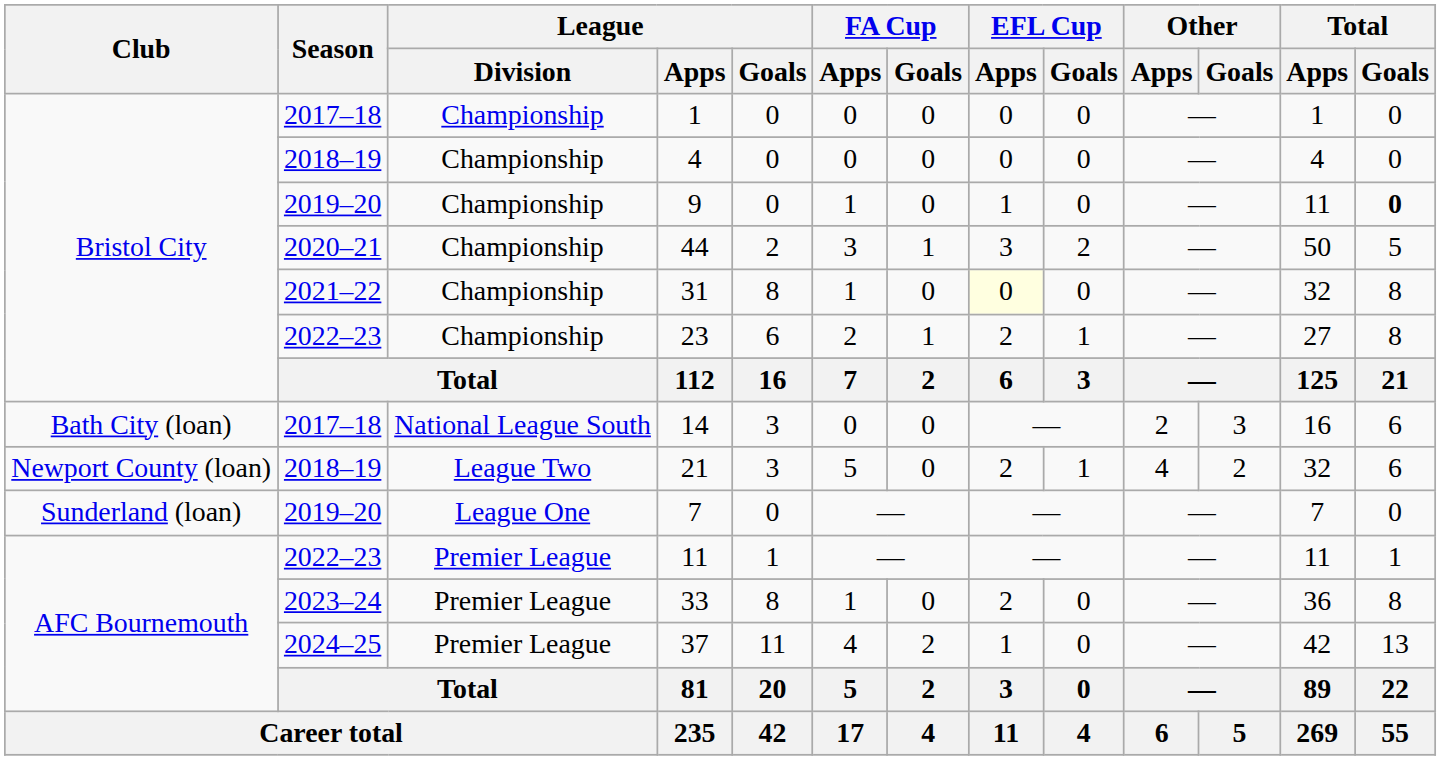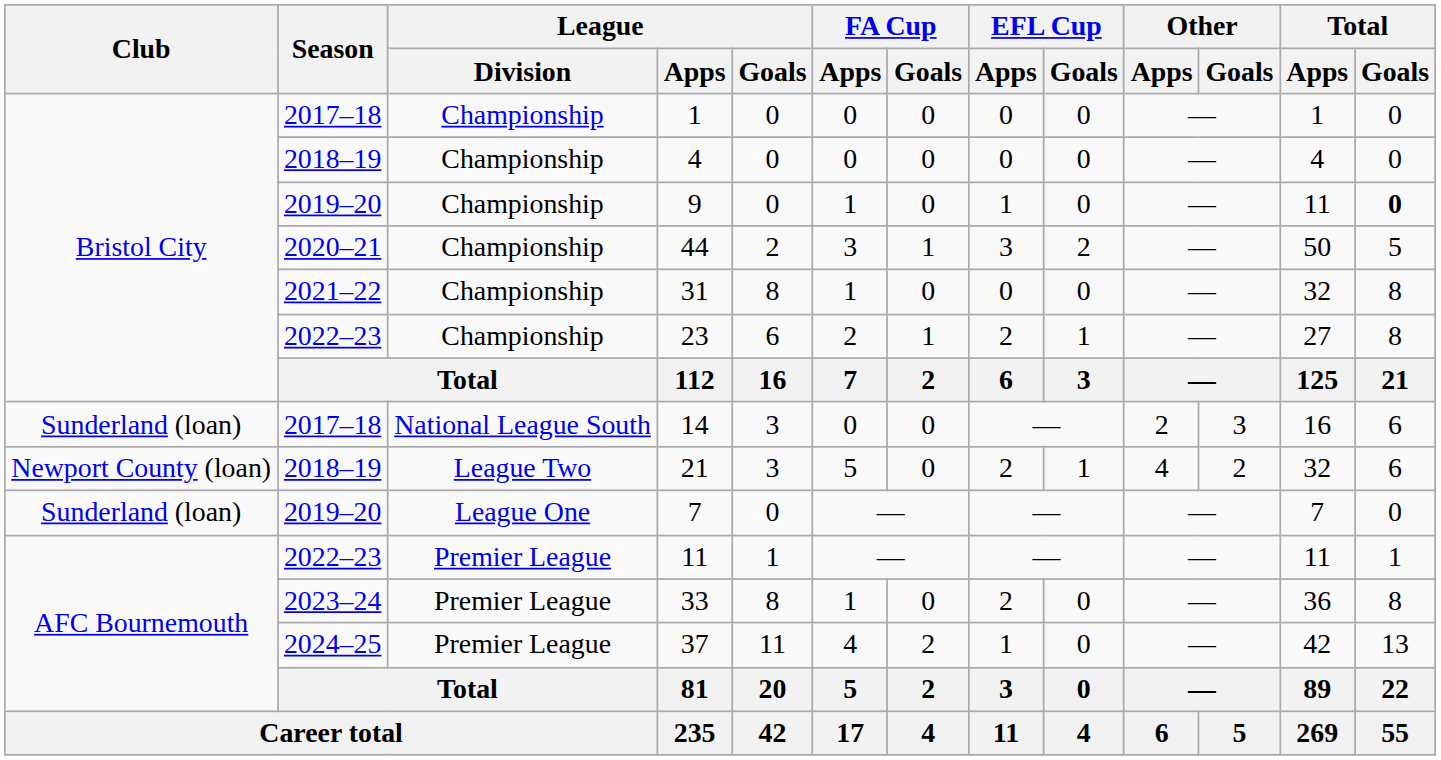(1006, 291) lightyellow background -> (1006, 291) no background
(141, 423) Bath City (loan) -> (141, 423) Sunderland (loan)
